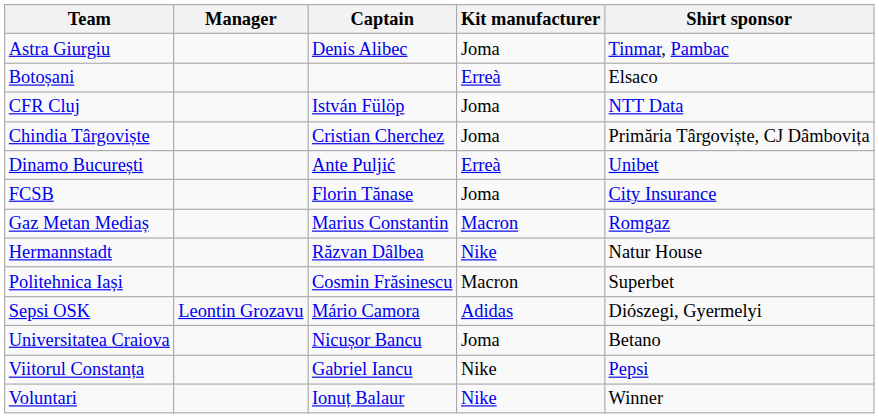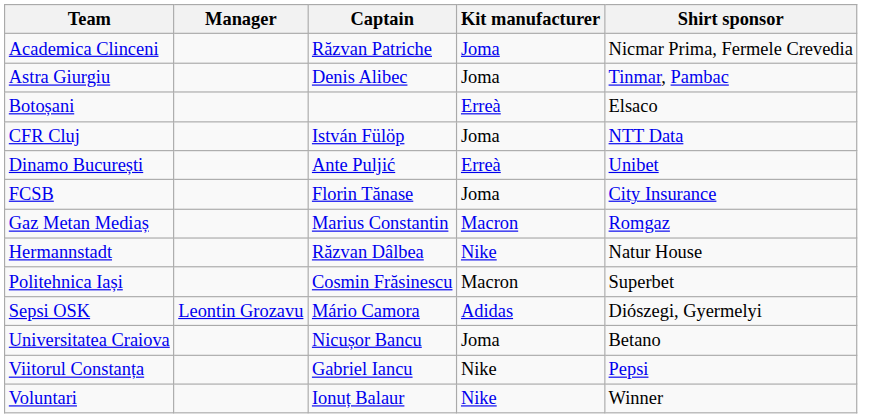+ row: (84, 48)
- row: (79, 135)
